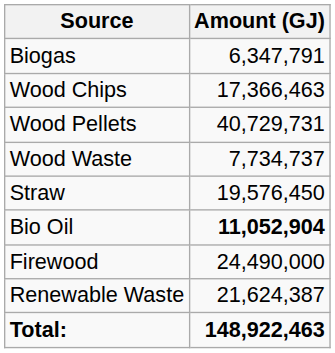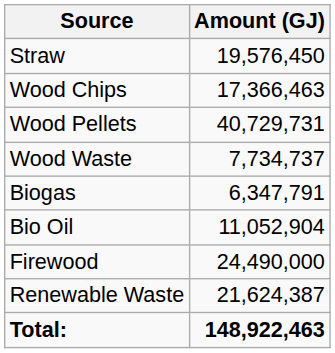rows swapped: (37, 192) <-> (43, 55)
(271, 227) bold -> (272, 227) normal
